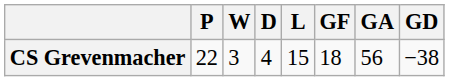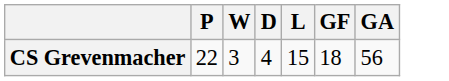- column: (422, 22)
